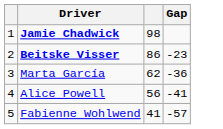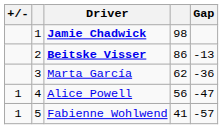+ column: (18, 14)
(177, 54) -23 -> (204, 54) -13
(177, 94) -41 -> (204, 94) -47
